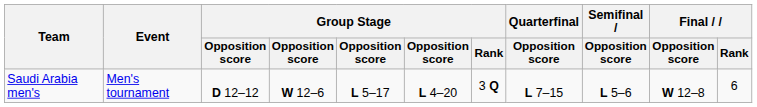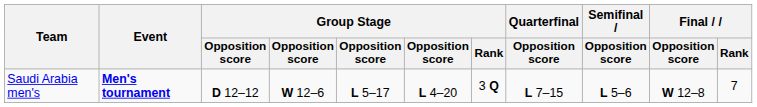(138, 86) normal -> (136, 86) bold
(734, 86) 6 -> (734, 86) 7
